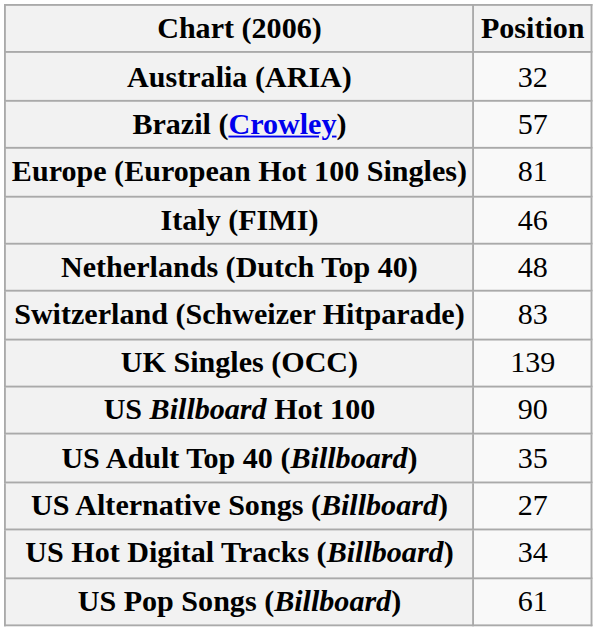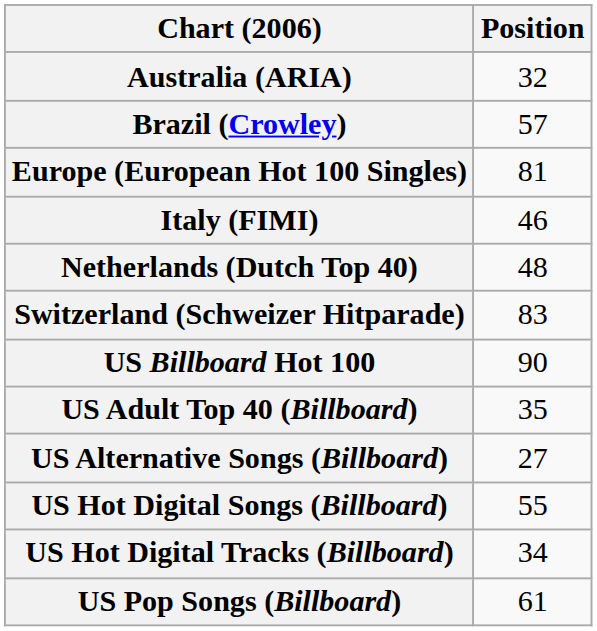- row: (239, 362)
+ row: (239, 505)
